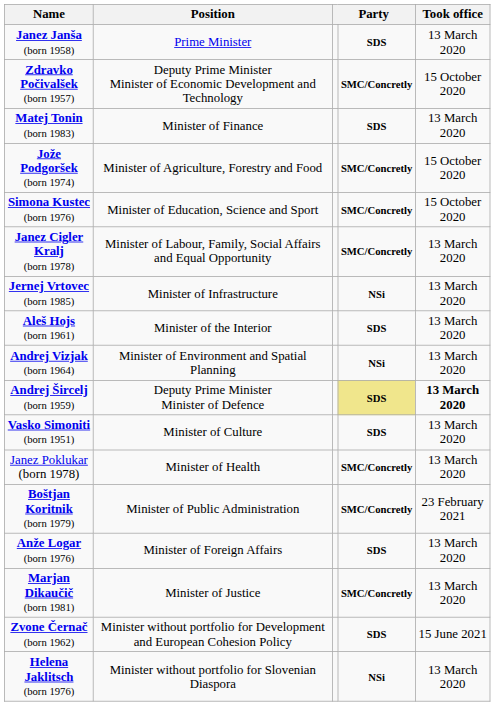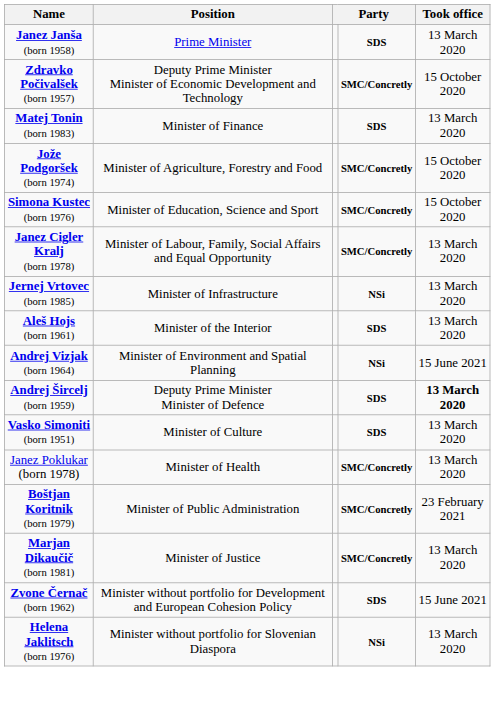(453, 362) 13 March 2020 -> (453, 362) 15 June 2021
(377, 397) khaki background -> (377, 397) no background
- row: (49, 550)
